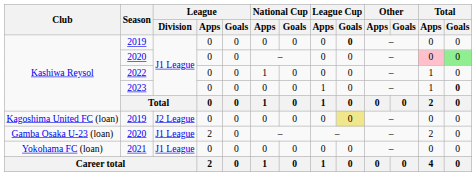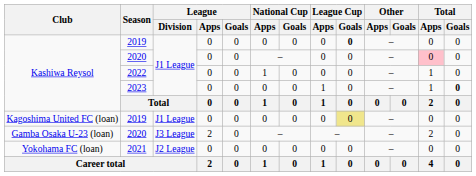(458, 57) lightgreen background -> (458, 57) no background
(175, 118) J2 League -> (175, 118) J1 League
(175, 133) J1 League -> (175, 133) J3 League
(175, 149) J1 League -> (175, 149) J2 League
